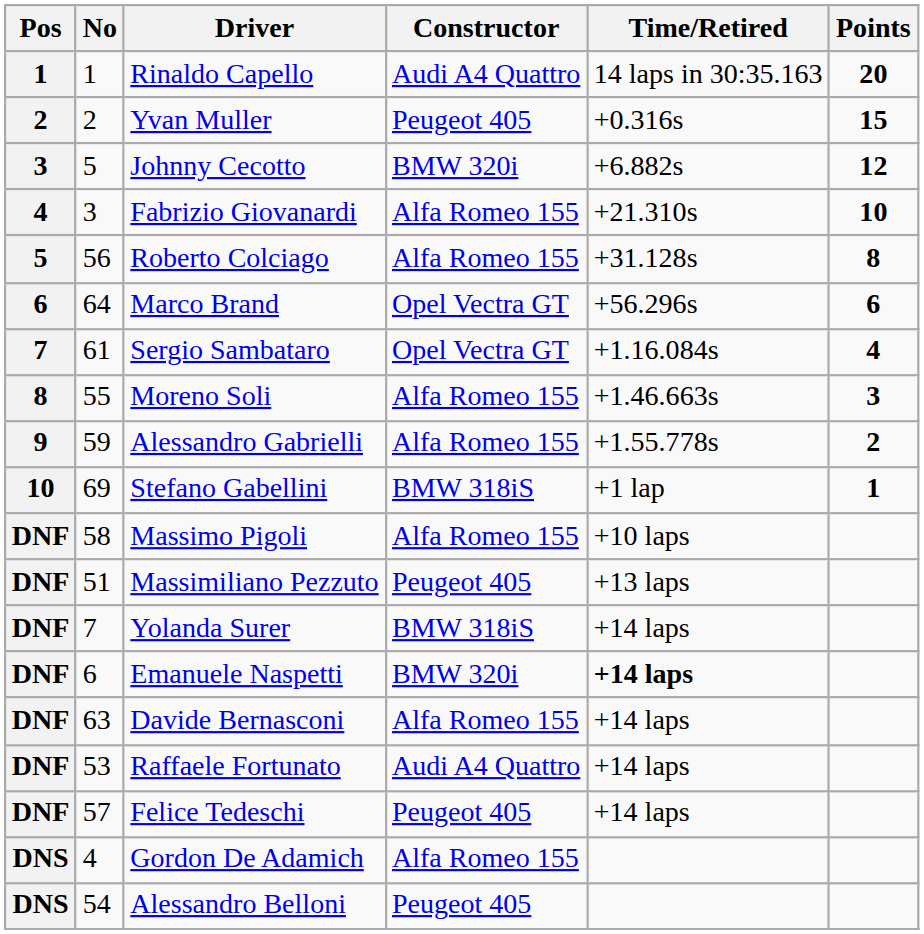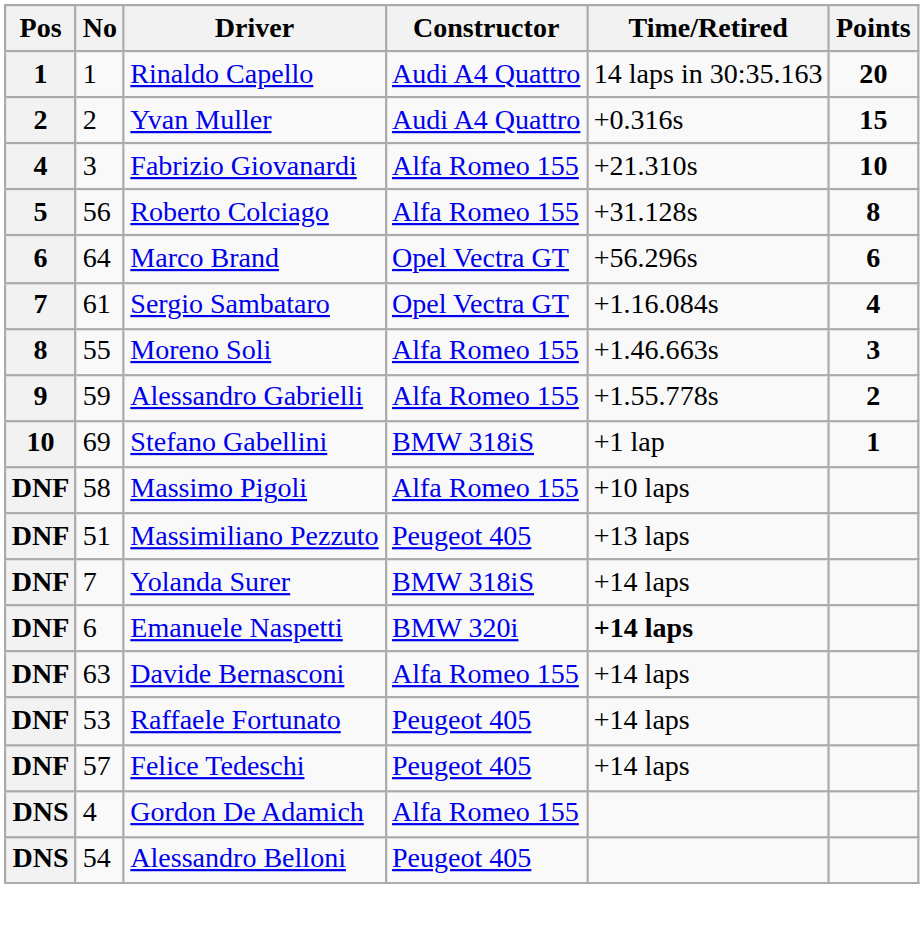(462, 119) Peugeot 405 -> (486, 119) Audi A4 Quattro
- row: (218, 165)
(486, 766) Audi A4 Quattro -> (462, 720) Peugeot 405
